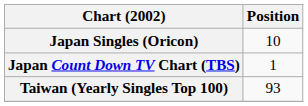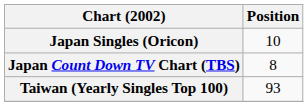(273, 64) 1 -> (273, 64) 8
